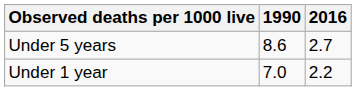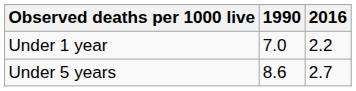rows swapped: (62, 45) <-> (58, 72)
